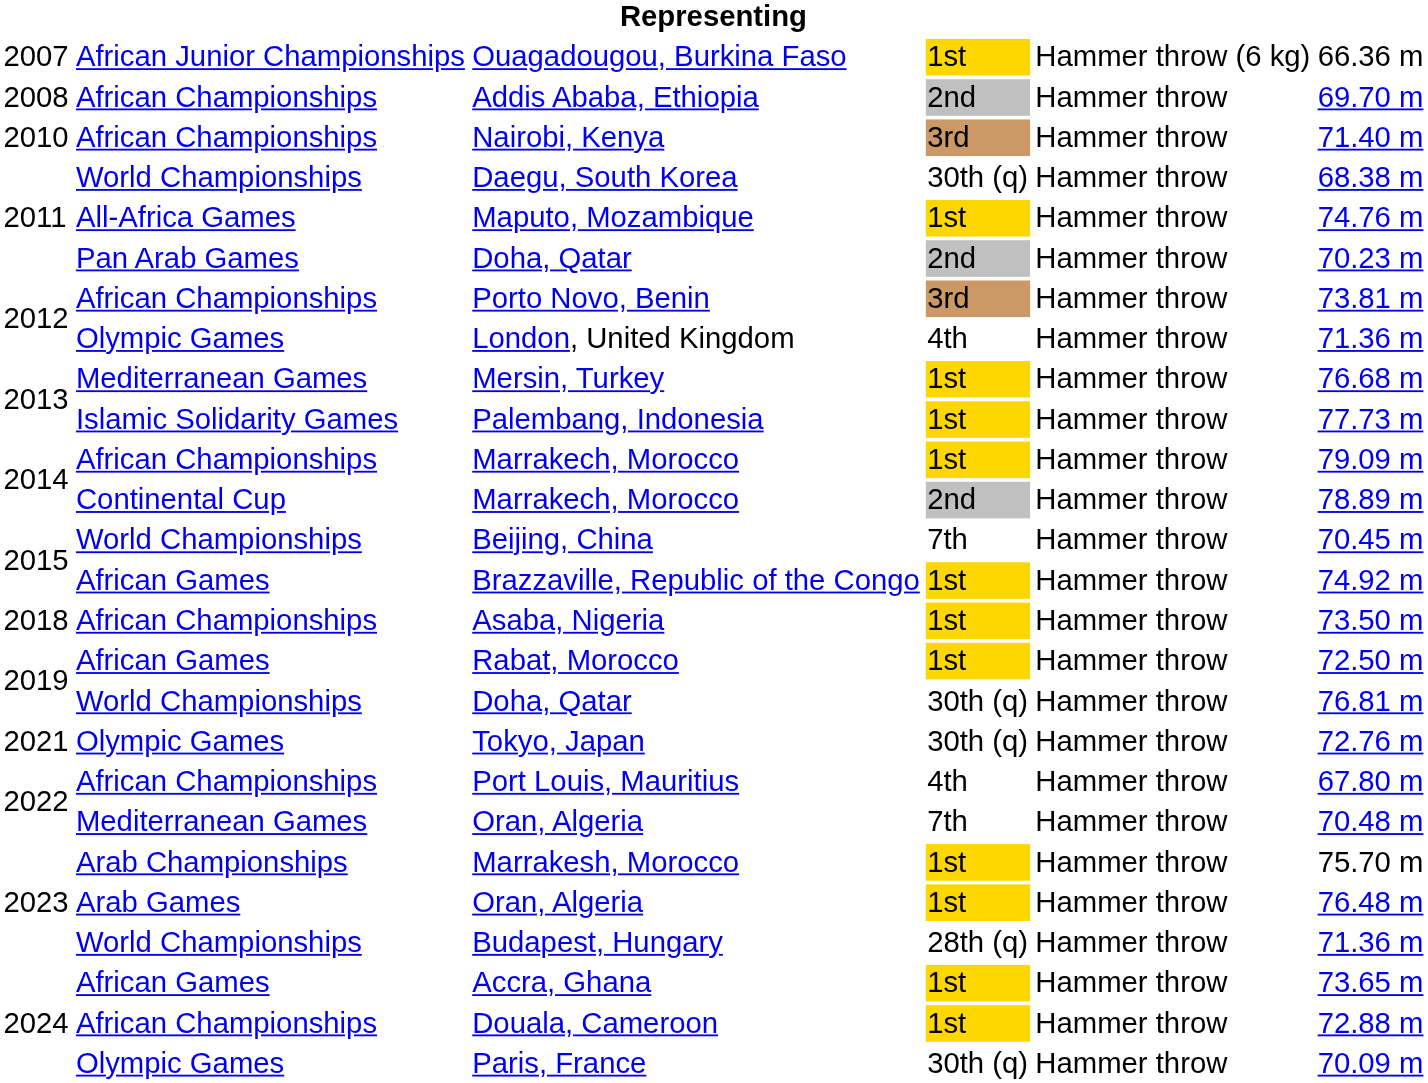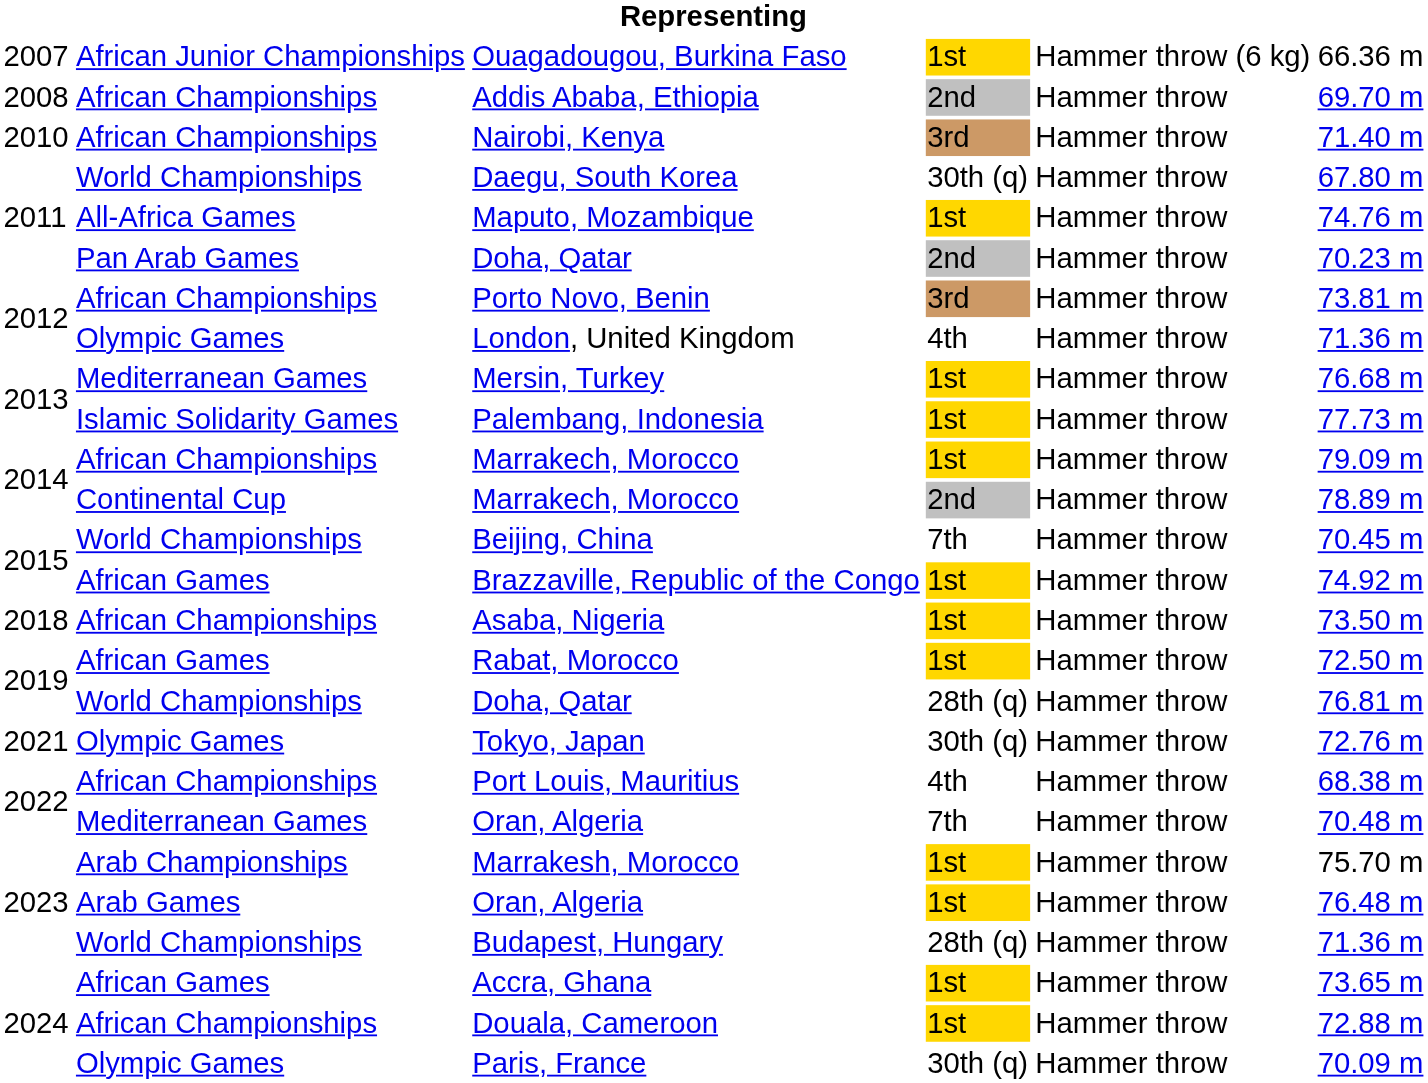(1371, 177) 68.38 m -> (1371, 177) 67.80 m
(978, 700) 30th (q) -> (978, 700) 28th (q)
(1371, 781) 67.80 m -> (1371, 781) 68.38 m
